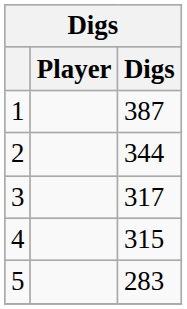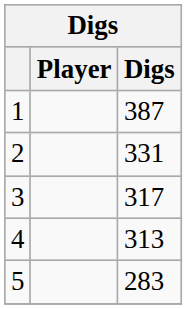(144, 153) 344 -> (144, 153) 331
(144, 238) 315 -> (144, 238) 313
